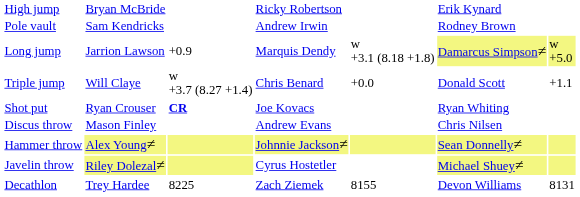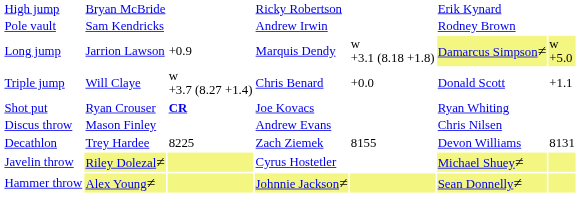rows swapped: (43, 144) <-> (31, 184)
